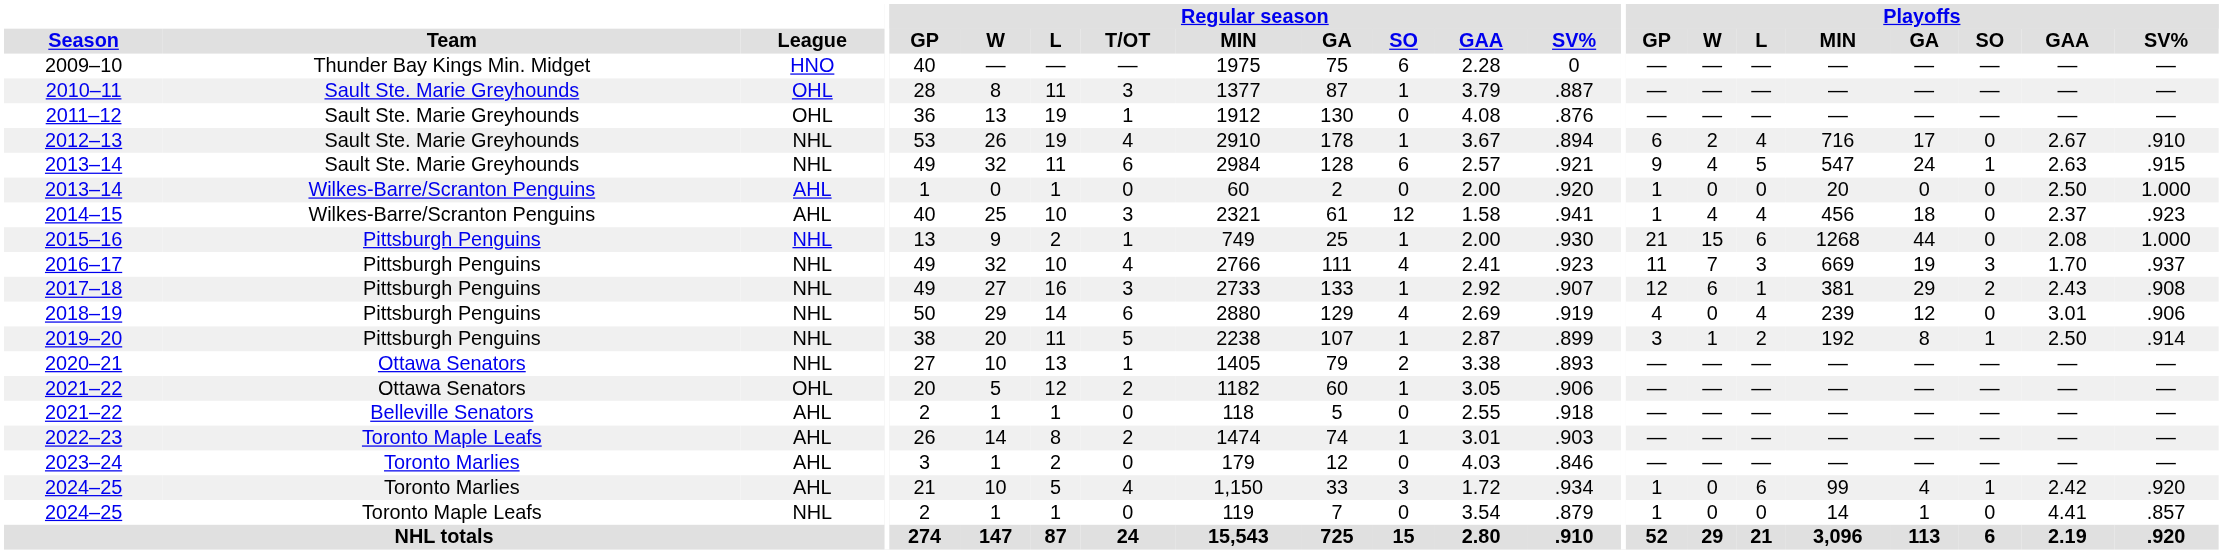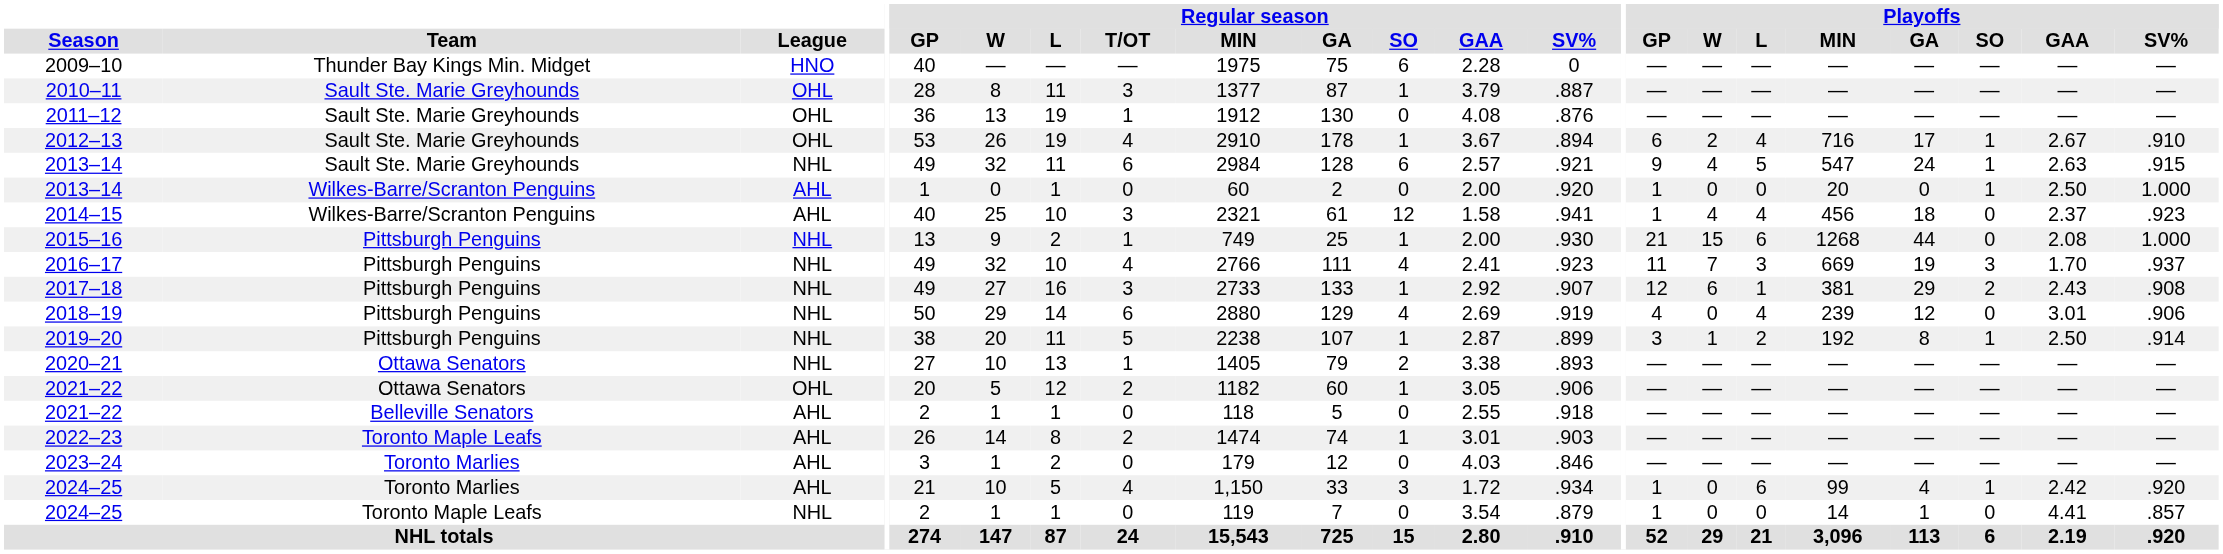(812, 140) NHL -> (812, 140) OHL
(1990, 140) 0 -> (1990, 140) 1
(1990, 189) 0 -> (1990, 189) 1
